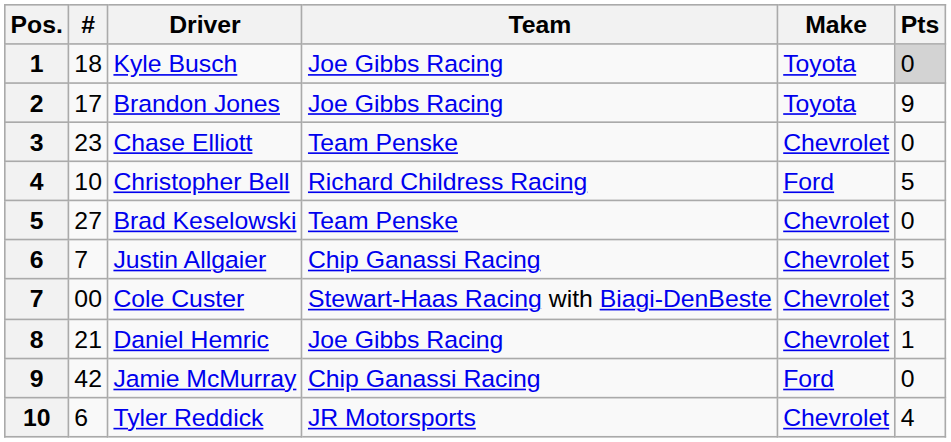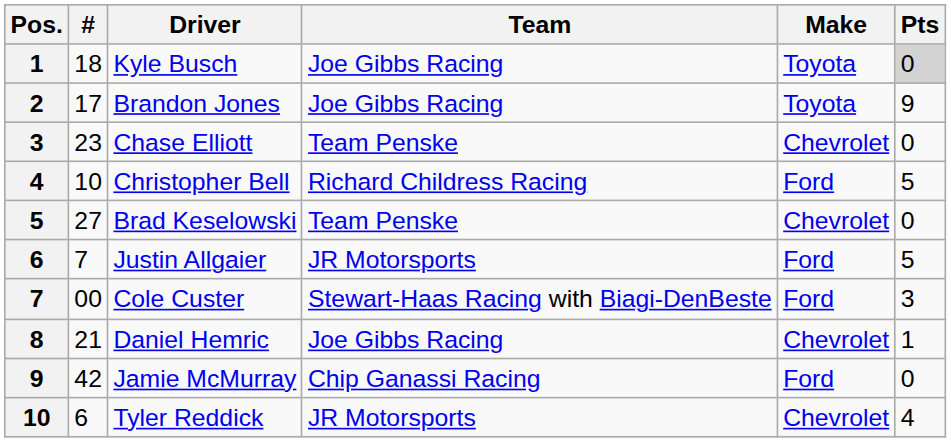(424, 260) Chip Ganassi Racing -> (392, 260) JR Motorsports
(836, 260) Chevrolet -> (809, 260) Ford
(836, 299) Chevrolet -> (809, 299) Ford
